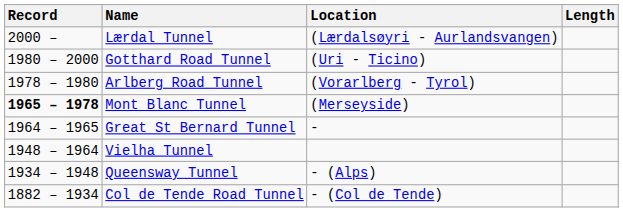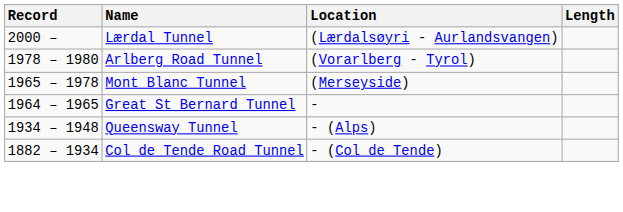- row: (188, 61)
(53, 106) bold -> (53, 83) normal
- row: (159, 151)
